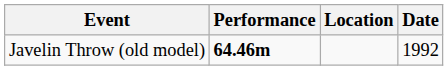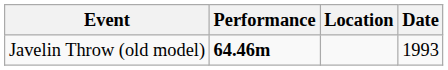(421, 50) 1992 -> (421, 50) 1993
